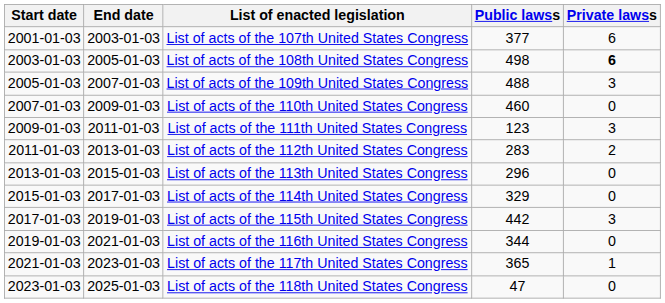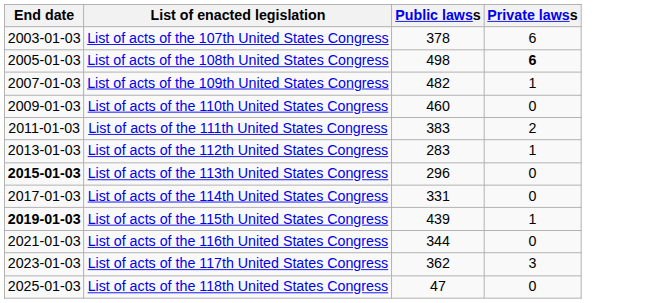- column: (44, 15)
(517, 38) 377 -> (438, 38) 378
(517, 83) 488 -> (438, 83) 482
(612, 83) 3 -> (532, 83) 1
(517, 128) 123 -> (438, 128) 383
(612, 128) 3 -> (532, 128) 2
(612, 151) 2 -> (532, 151) 1
(124, 173) normal -> (44, 173) bold
(517, 196) 329 -> (438, 196) 331
(124, 219) normal -> (44, 219) bold
(517, 219) 442 -> (438, 219) 439
(612, 219) 3 -> (532, 219) 1
(517, 264) 365 -> (438, 264) 362
(612, 264) 1 -> (532, 264) 3
